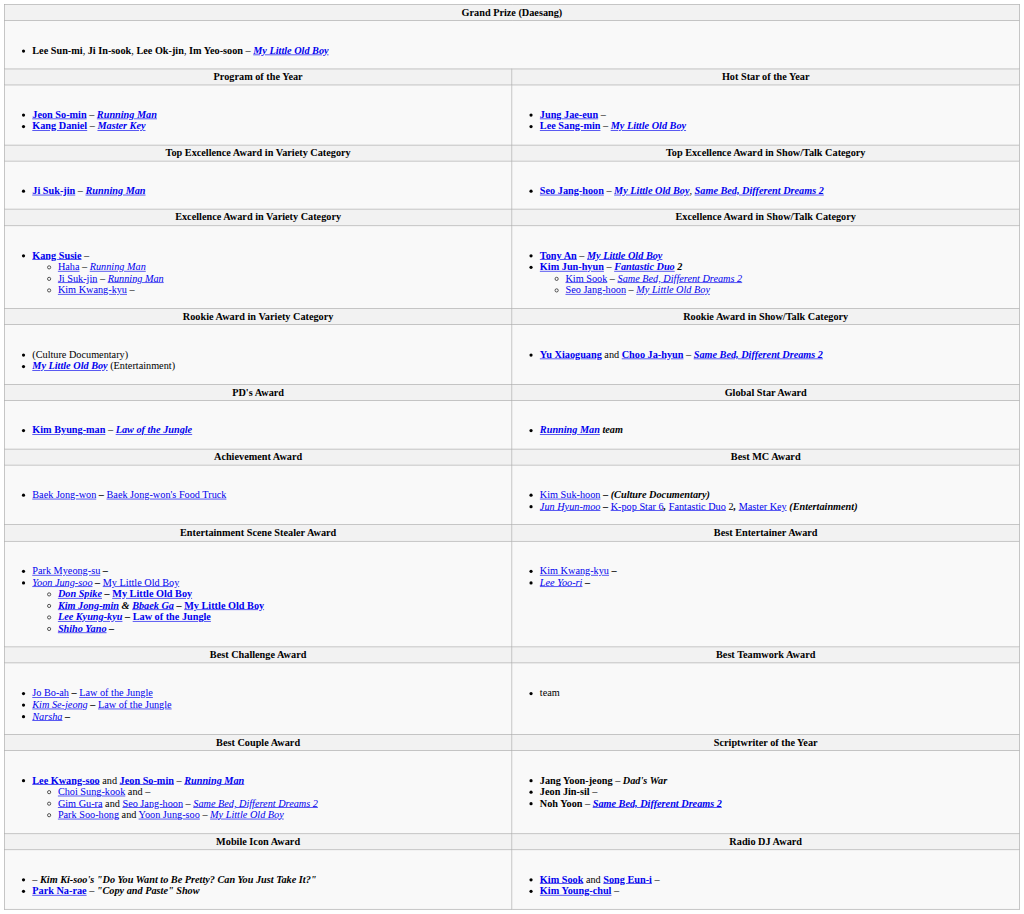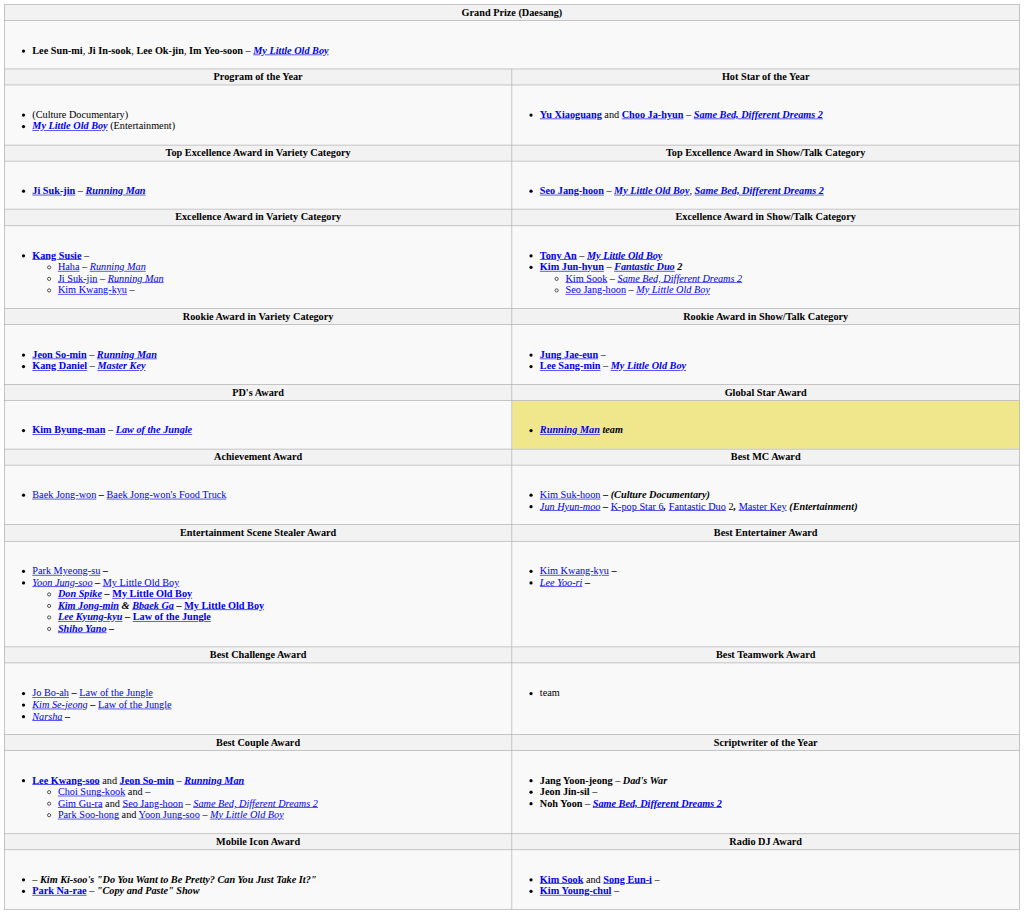rows swapped: (258, 360) <-> (258, 121)
(766, 430) no background -> (766, 430) khaki background
